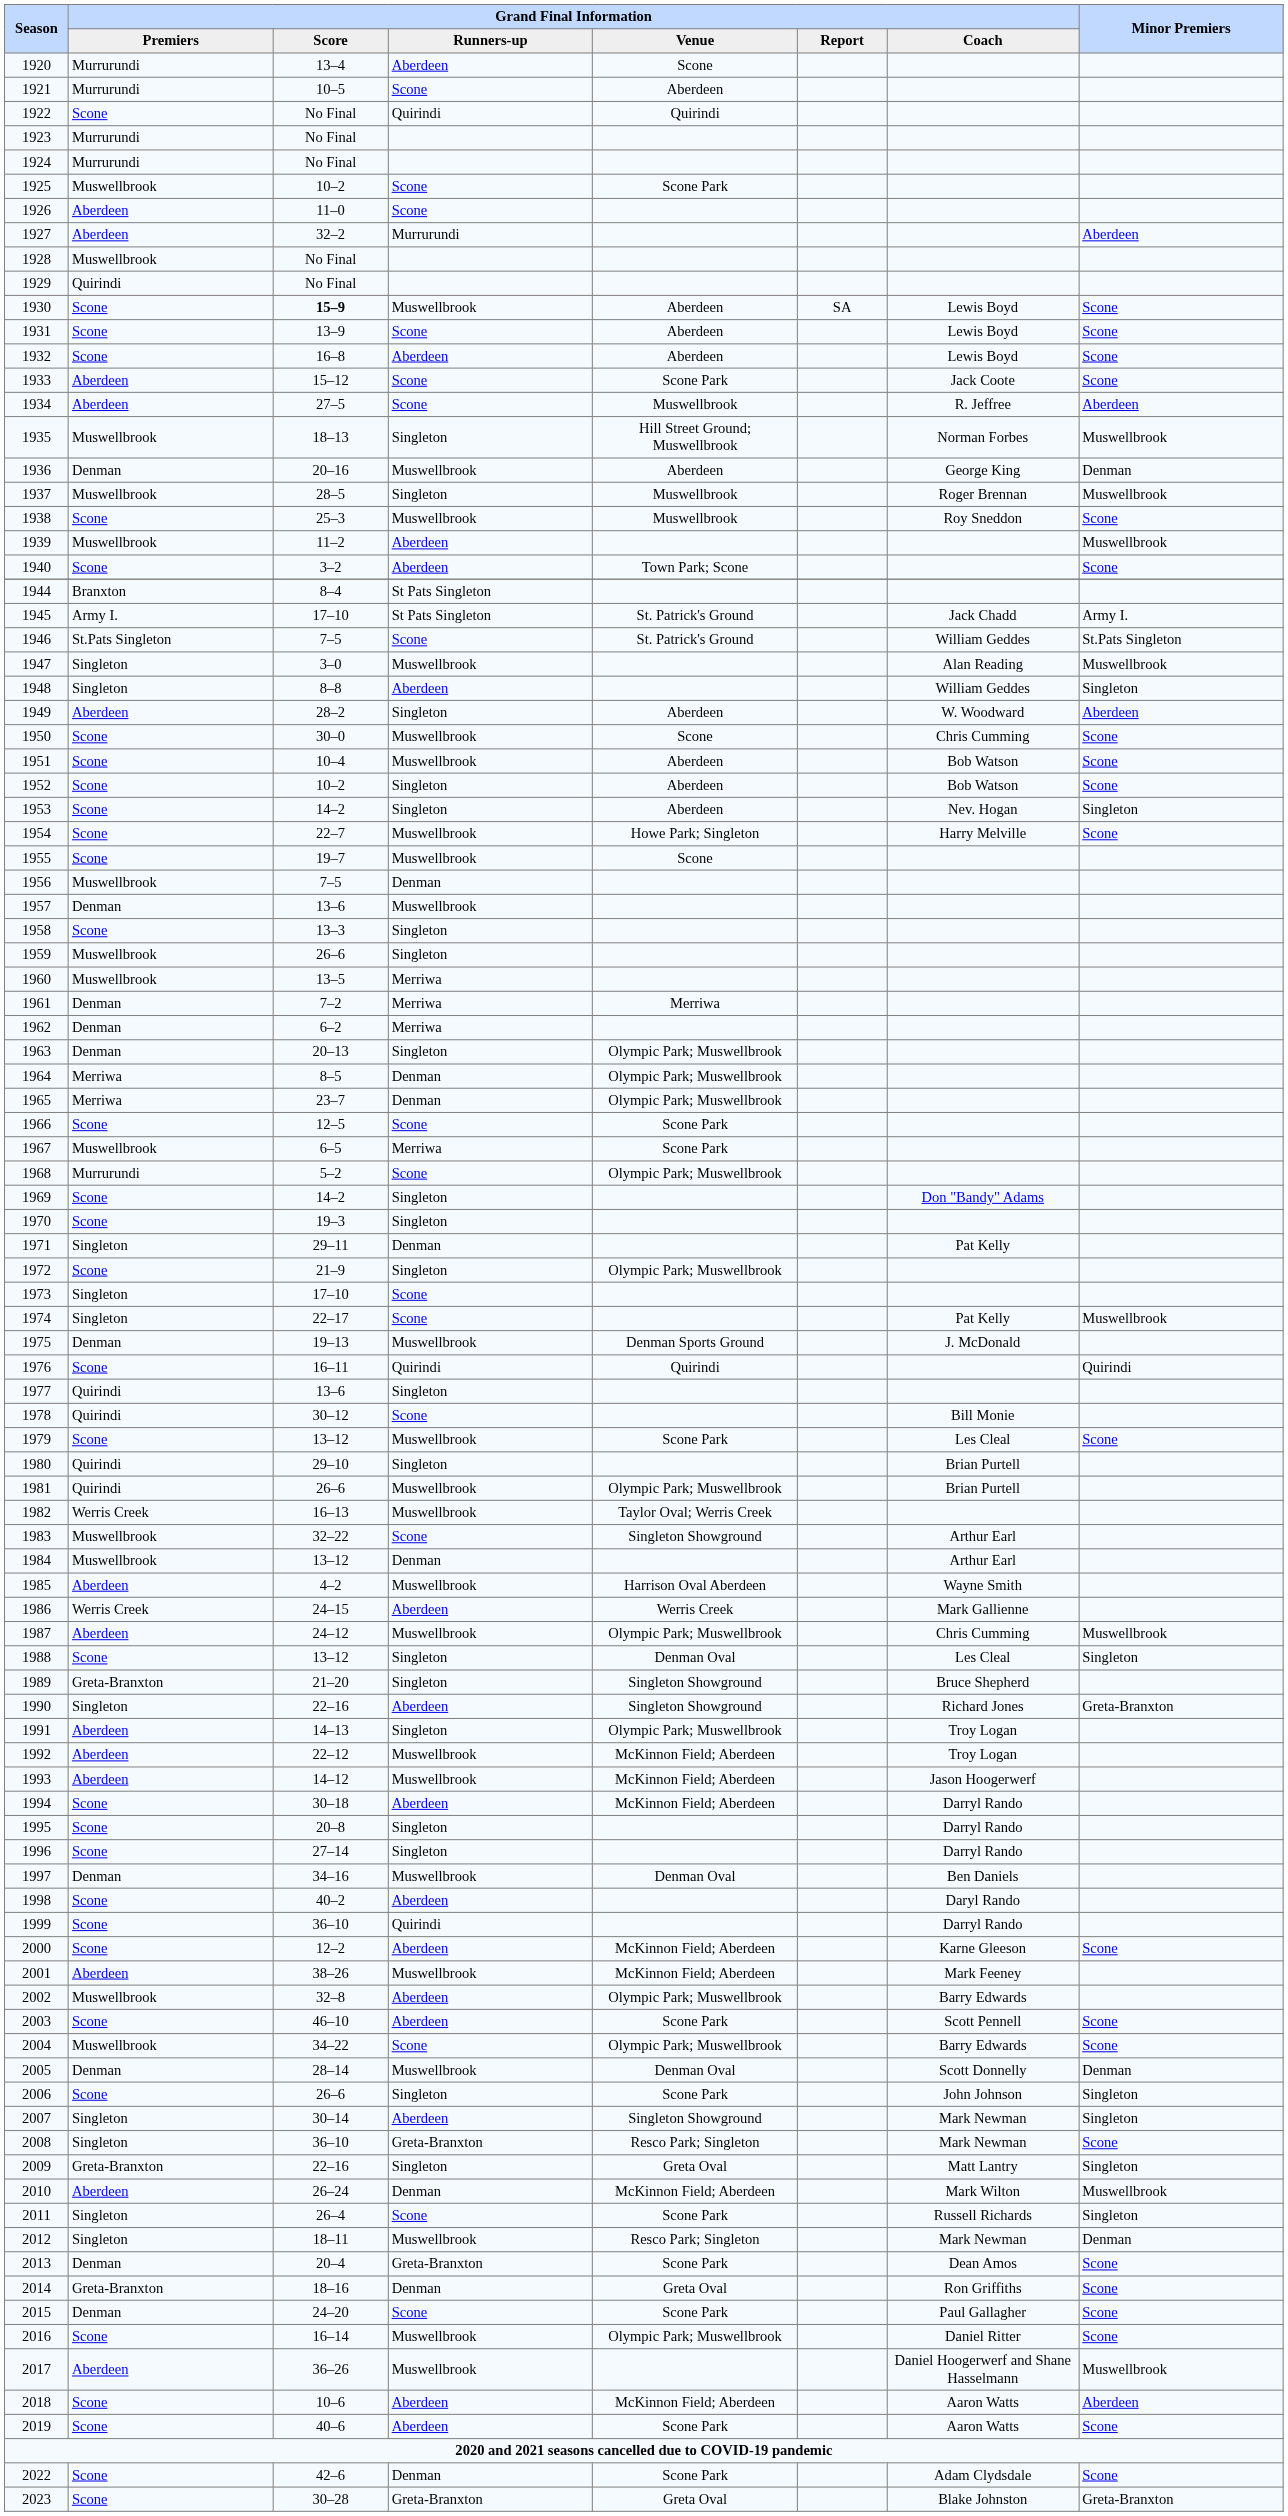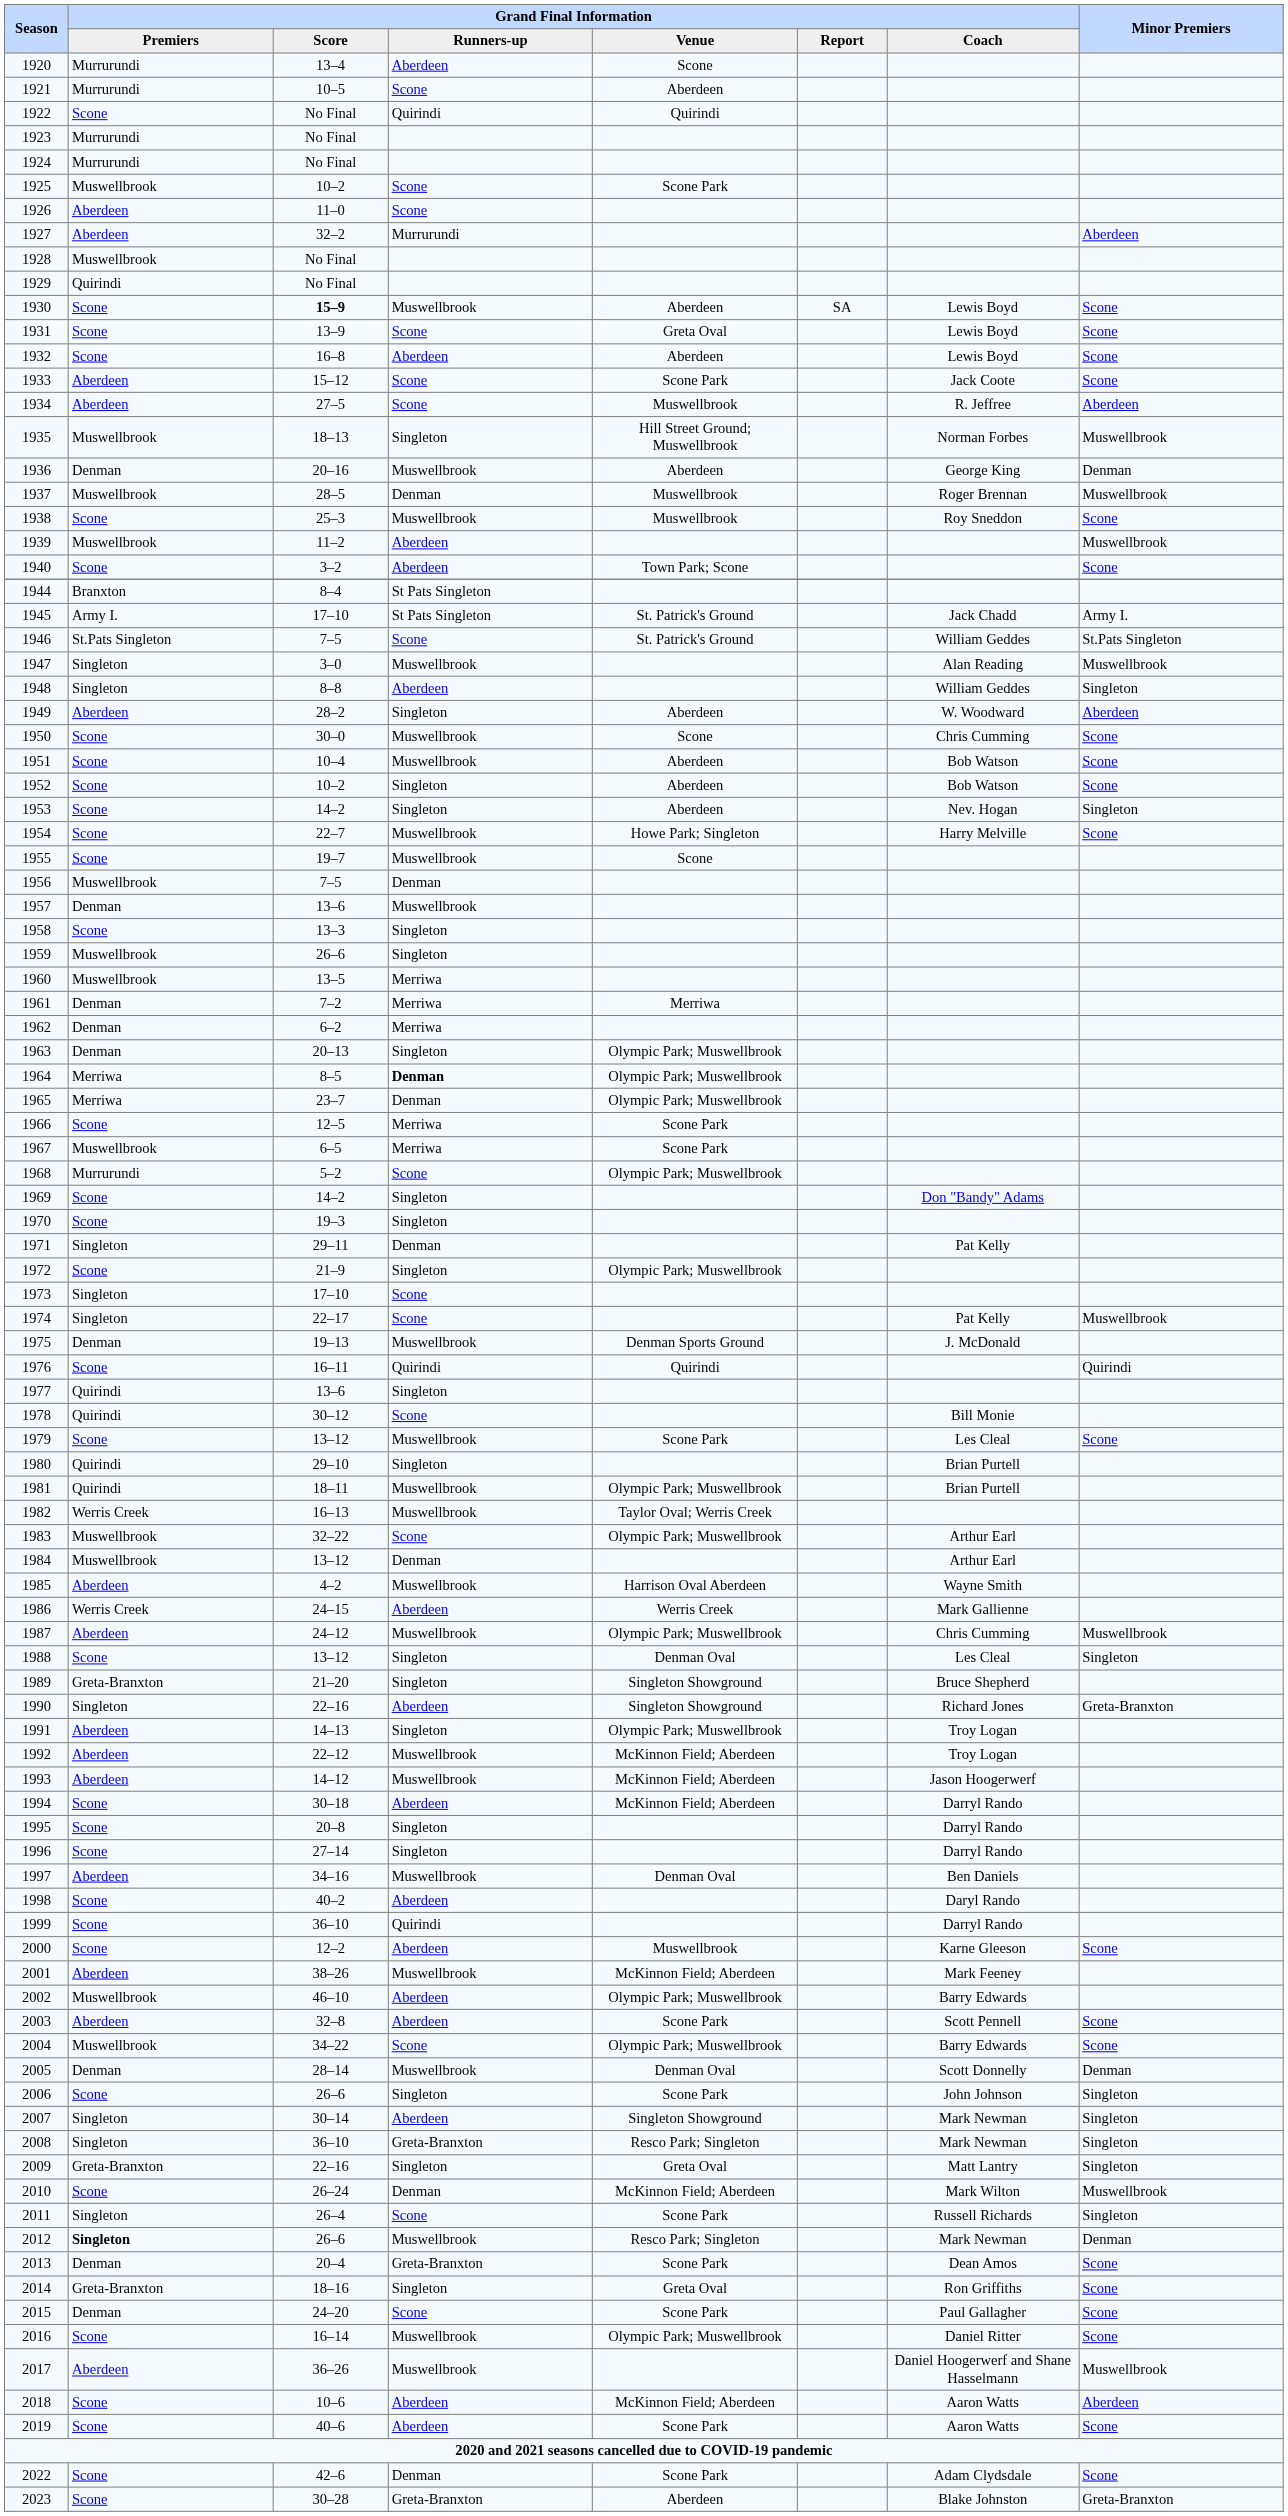(695, 331) Aberdeen -> (695, 331) Greta Oval
(420, 494) Singleton -> (416, 494) Denman
(416, 1076) normal -> (418, 1076) bold
(409, 1124) Scone -> (417, 1124) Merriwa
(331, 1488) 26–6 -> (331, 1488) 18–11
(695, 1536) Singleton Showground -> (695, 1536) Olympic Park; Muswellbrook
(97, 1876) Denman -> (100, 1876) Aberdeen
(695, 1948) McKinnon Field; Aberdeen -> (695, 1948) Muswellbrook
(331, 1997) 32–8 -> (331, 1997) 46–10
(90, 2021) Scone -> (100, 2021) Aberdeen
(331, 2021) 46–10 -> (331, 2021) 32–8
(1100, 2142) Scone -> (1110, 2142) Singleton
(100, 2191) Aberdeen -> (90, 2191) Scone
(100, 2239) normal -> (101, 2239) bold
(331, 2239) 18–11 -> (331, 2239) 26–6
(416, 2288) Denman -> (420, 2288) Singleton
(695, 2499) Greta Oval -> (695, 2499) Aberdeen
